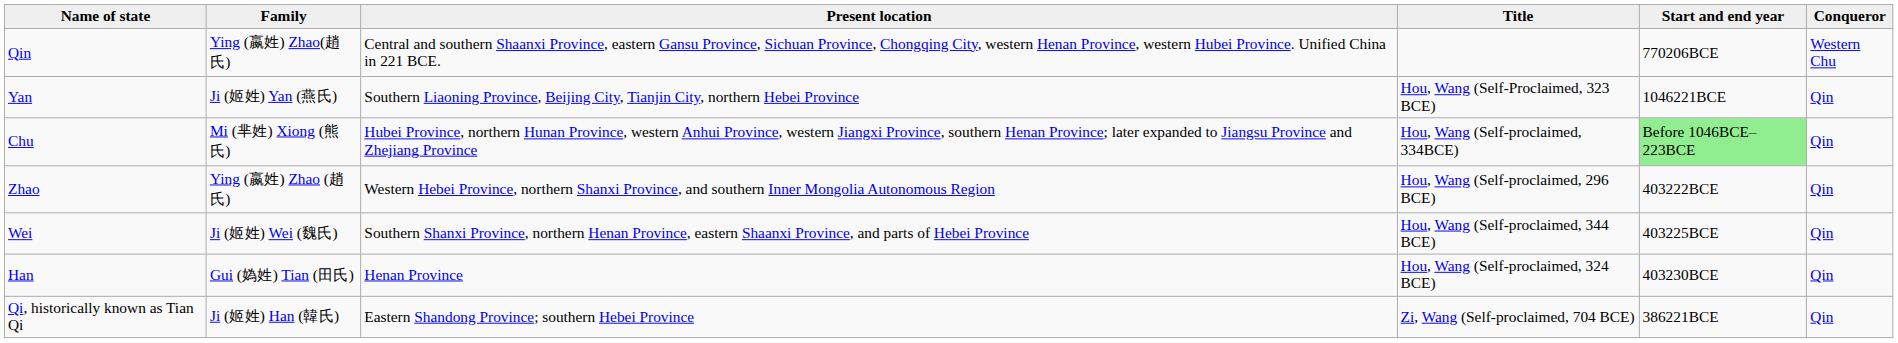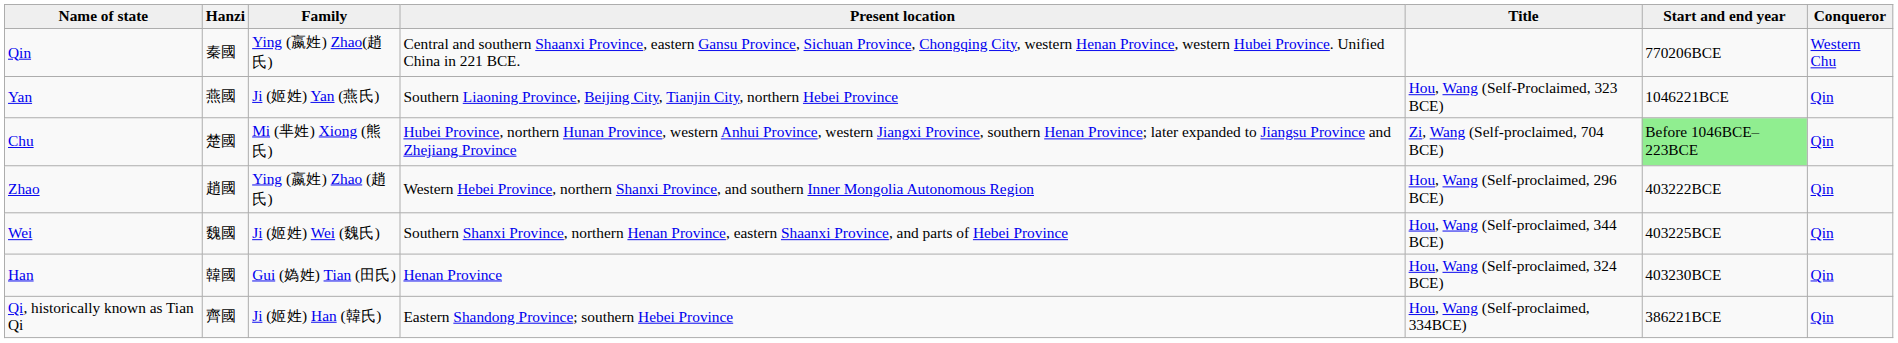+ column: (225, 16)
(1491, 141) Hou, Wang (Self-proclaimed, 334BCE) -> (1506, 141) Zi, Wang (Self-proclaimed, 704 BCE)
(1518, 316) Zi, Wang (Self-proclaimed, 704 BCE) -> (1499, 316) Hou, Wang (Self-proclaimed, 334BCE)
